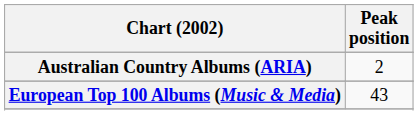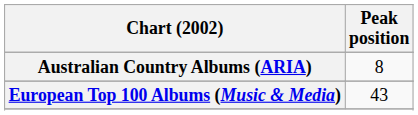(379, 66) 2 -> (379, 66) 8
